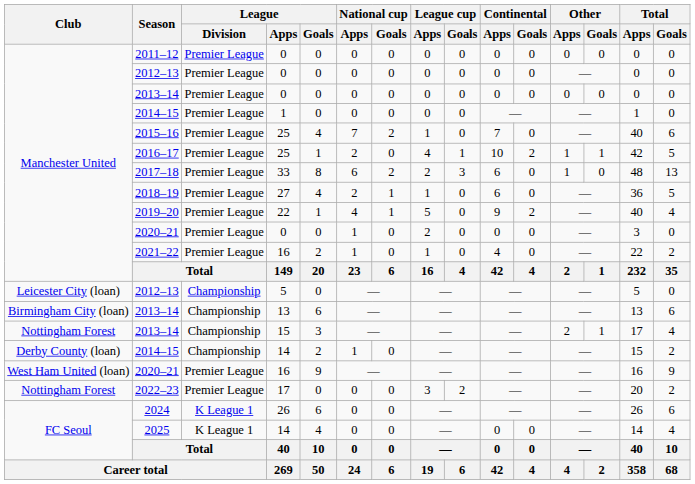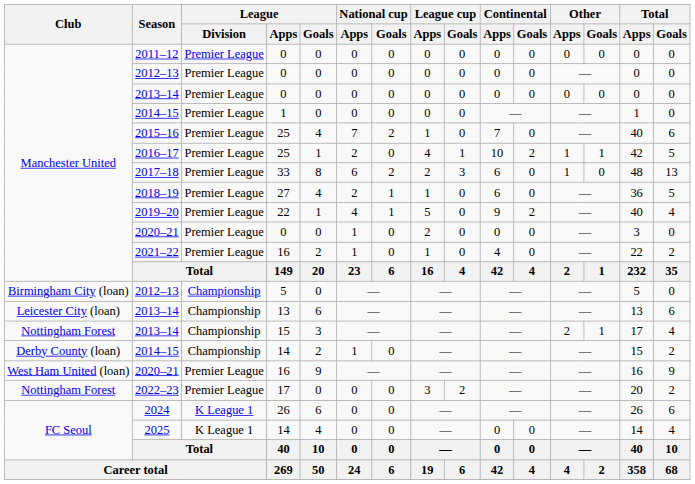(68, 291) Leicester City (loan) -> (68, 291) Birmingham City (loan)
(68, 311) Birmingham City (loan) -> (68, 311) Leicester City (loan)
